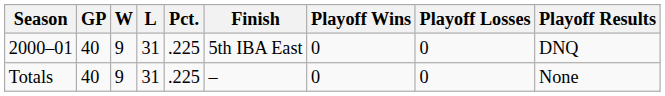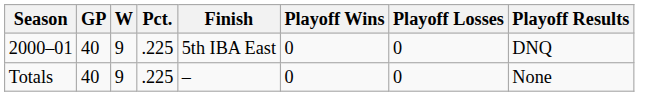- column: (151, 18)
